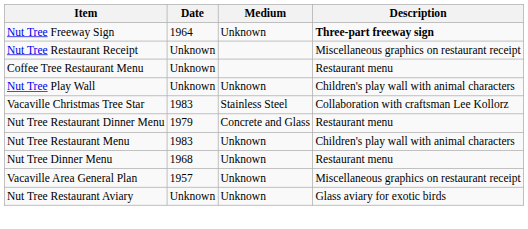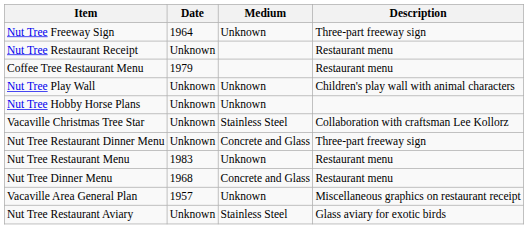(375, 31) bold -> (371, 31) normal
(418, 50) Miscellaneous graphics on restaurant receipt -> (354, 50) Restaurant menu
(192, 68) Unknown -> (181, 68) 1979
+ row: (74, 104)
(181, 104) 1983 -> (192, 123) Unknown
(181, 123) 1979 -> (192, 141) Unknown
(354, 123) Restaurant menu -> (371, 141) Three-part freeway sign
(415, 141) Children's play wall with animal characters -> (354, 159) Restaurant menu
(243, 159) Unknown -> (265, 178) Concrete and Glass
(243, 196) Unknown -> (254, 214) Stainless Steel
